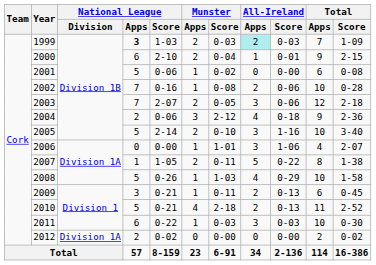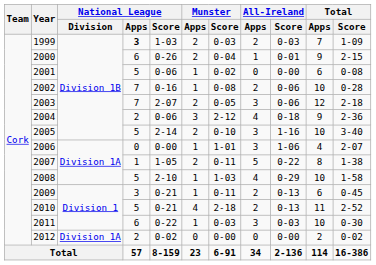(256, 42) paleturquoise background -> (256, 42) no background
(166, 57) 2-10 -> (166, 57) 0-26
(166, 177) 0-26 -> (166, 177) 2-10
